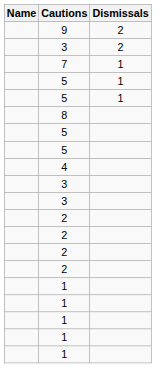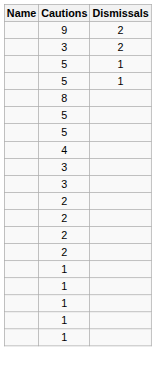- row: (64, 64)
